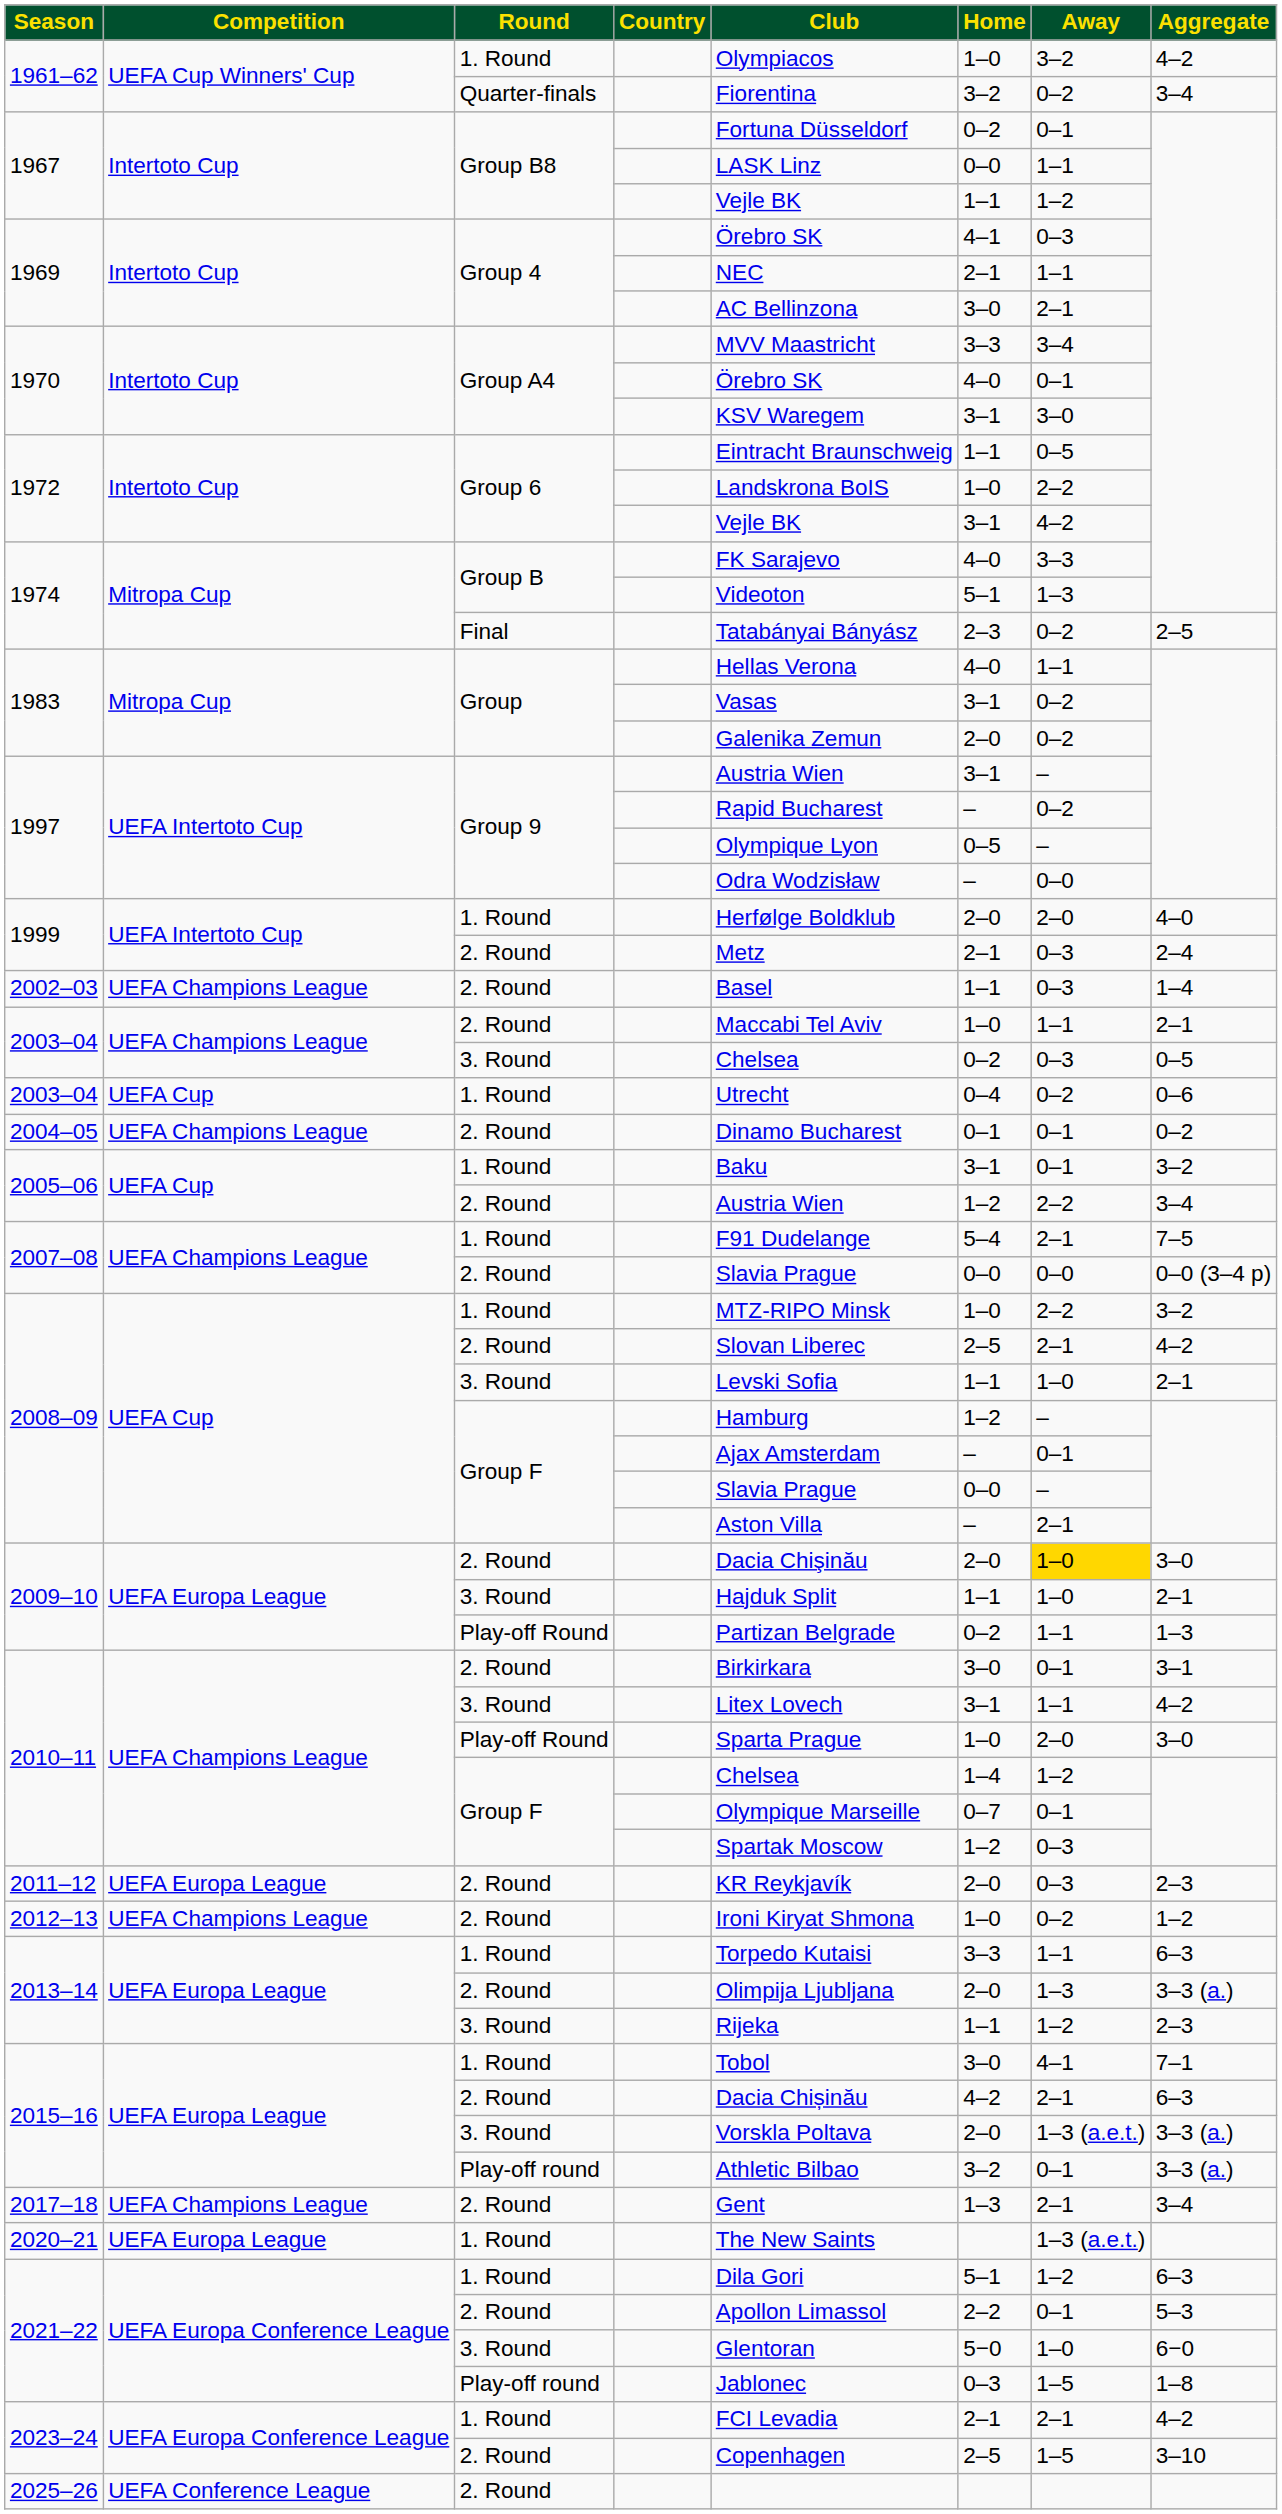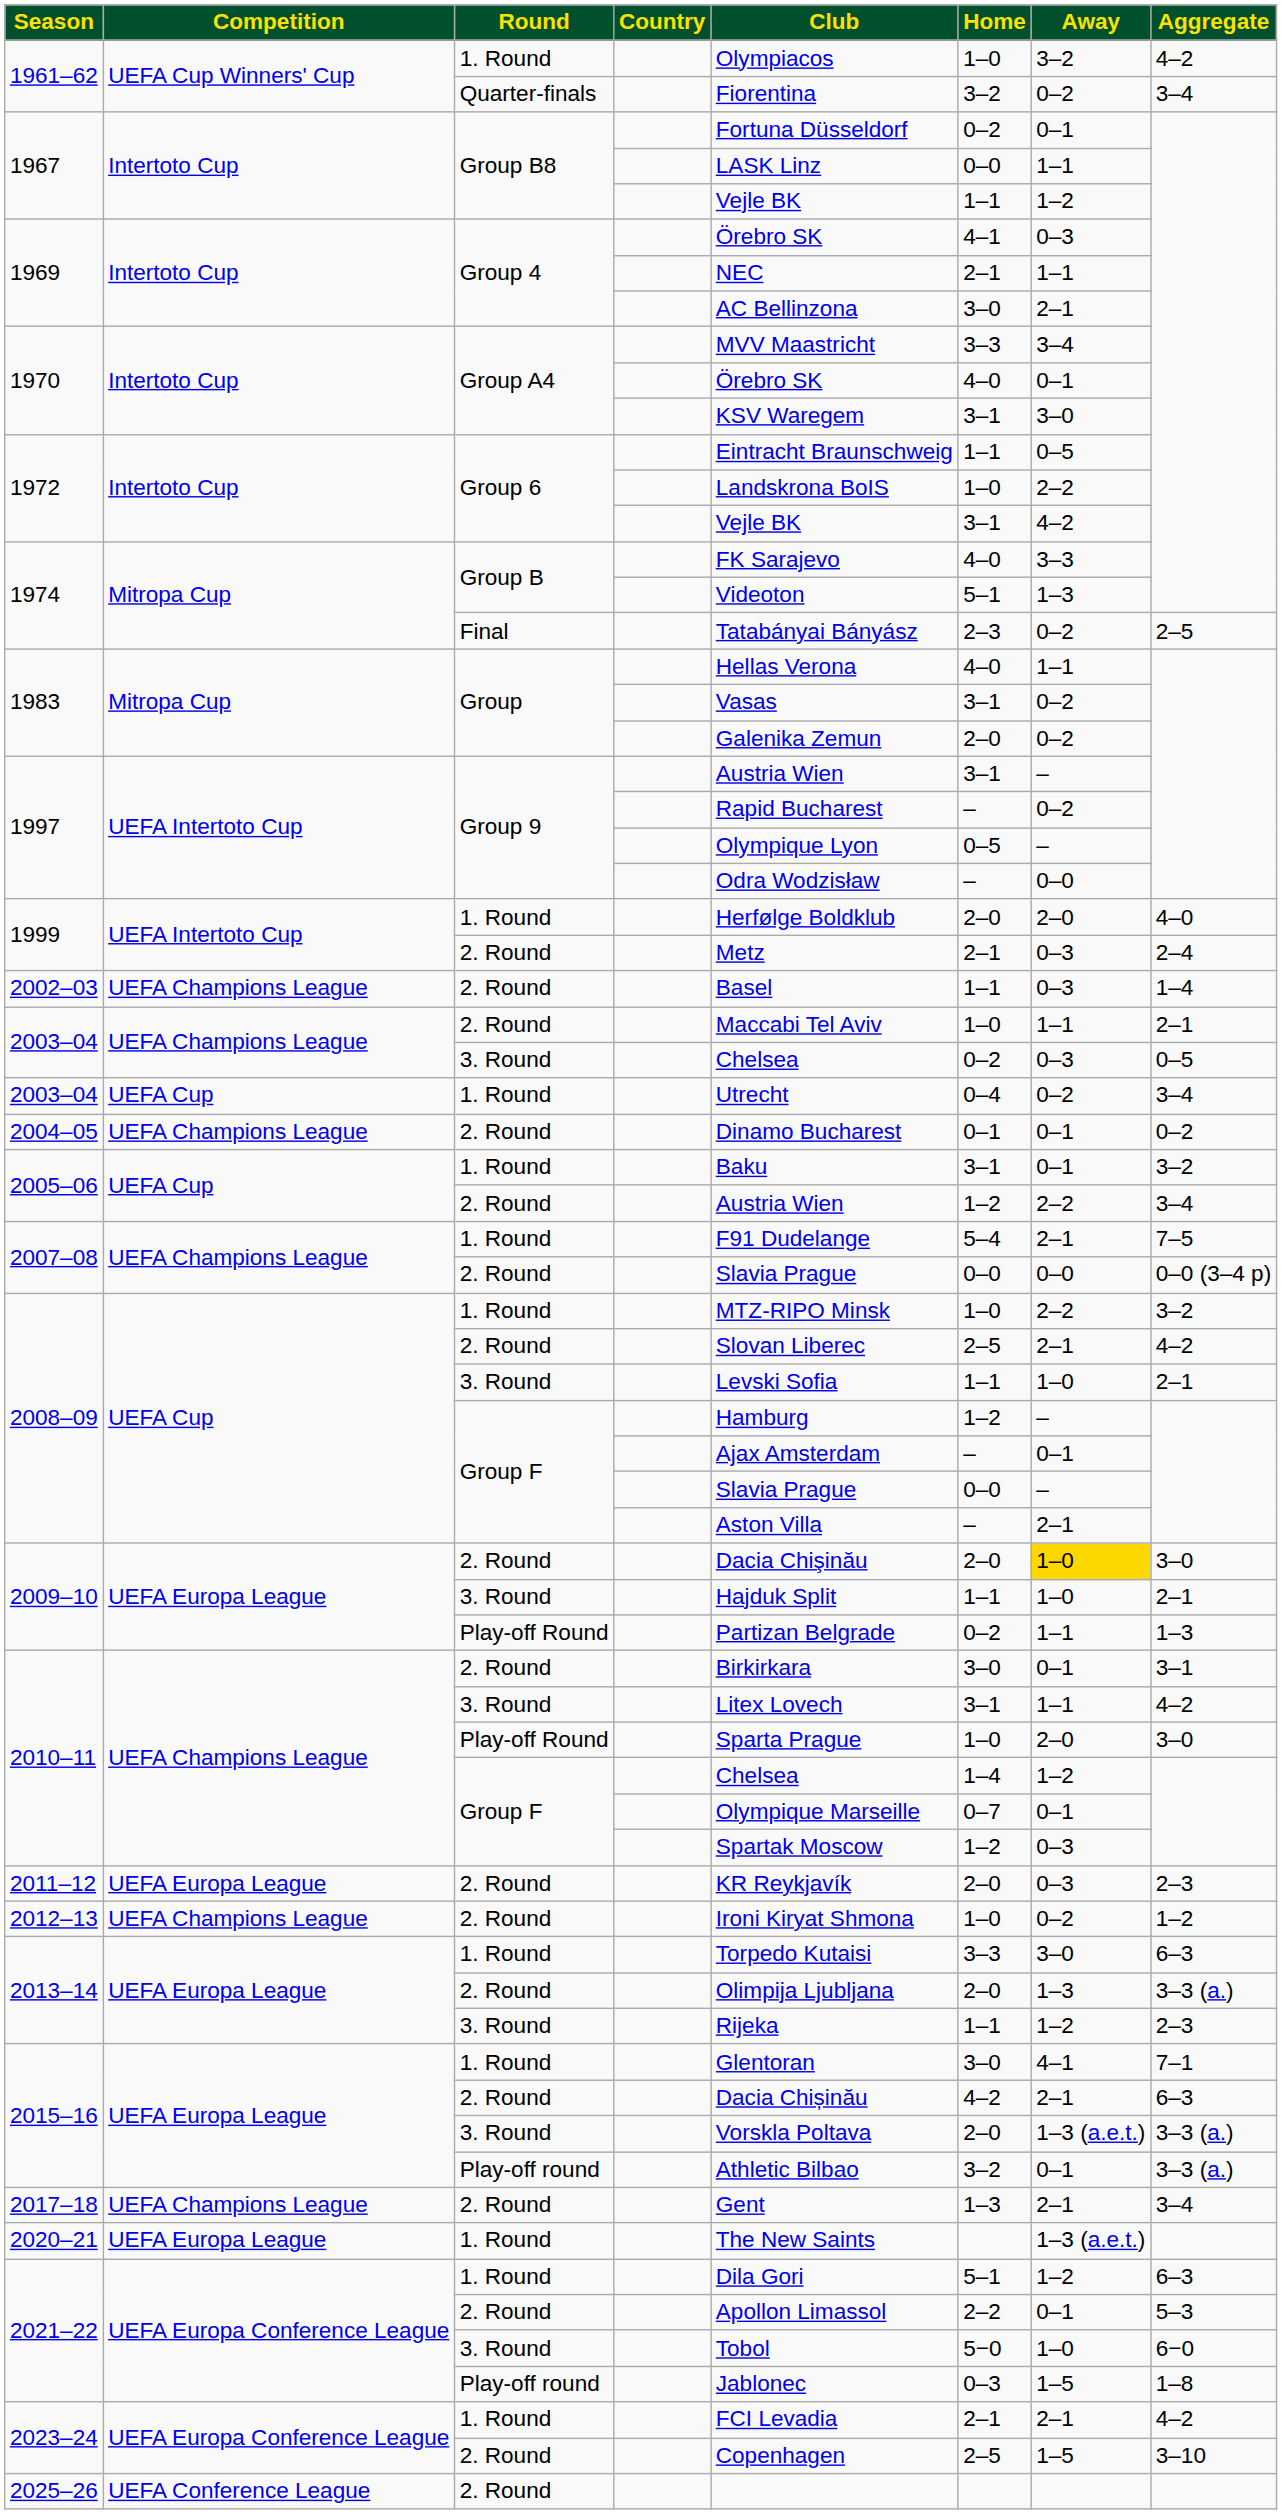(1175, 1095) 0–6 -> (1175, 1095) 3–4
(1055, 1954) 1–1 -> (1055, 1954) 3–0
(743, 2061) Tobol -> (765, 2061) Glentoran
(765, 2348) Glentoran -> (743, 2348) Tobol
